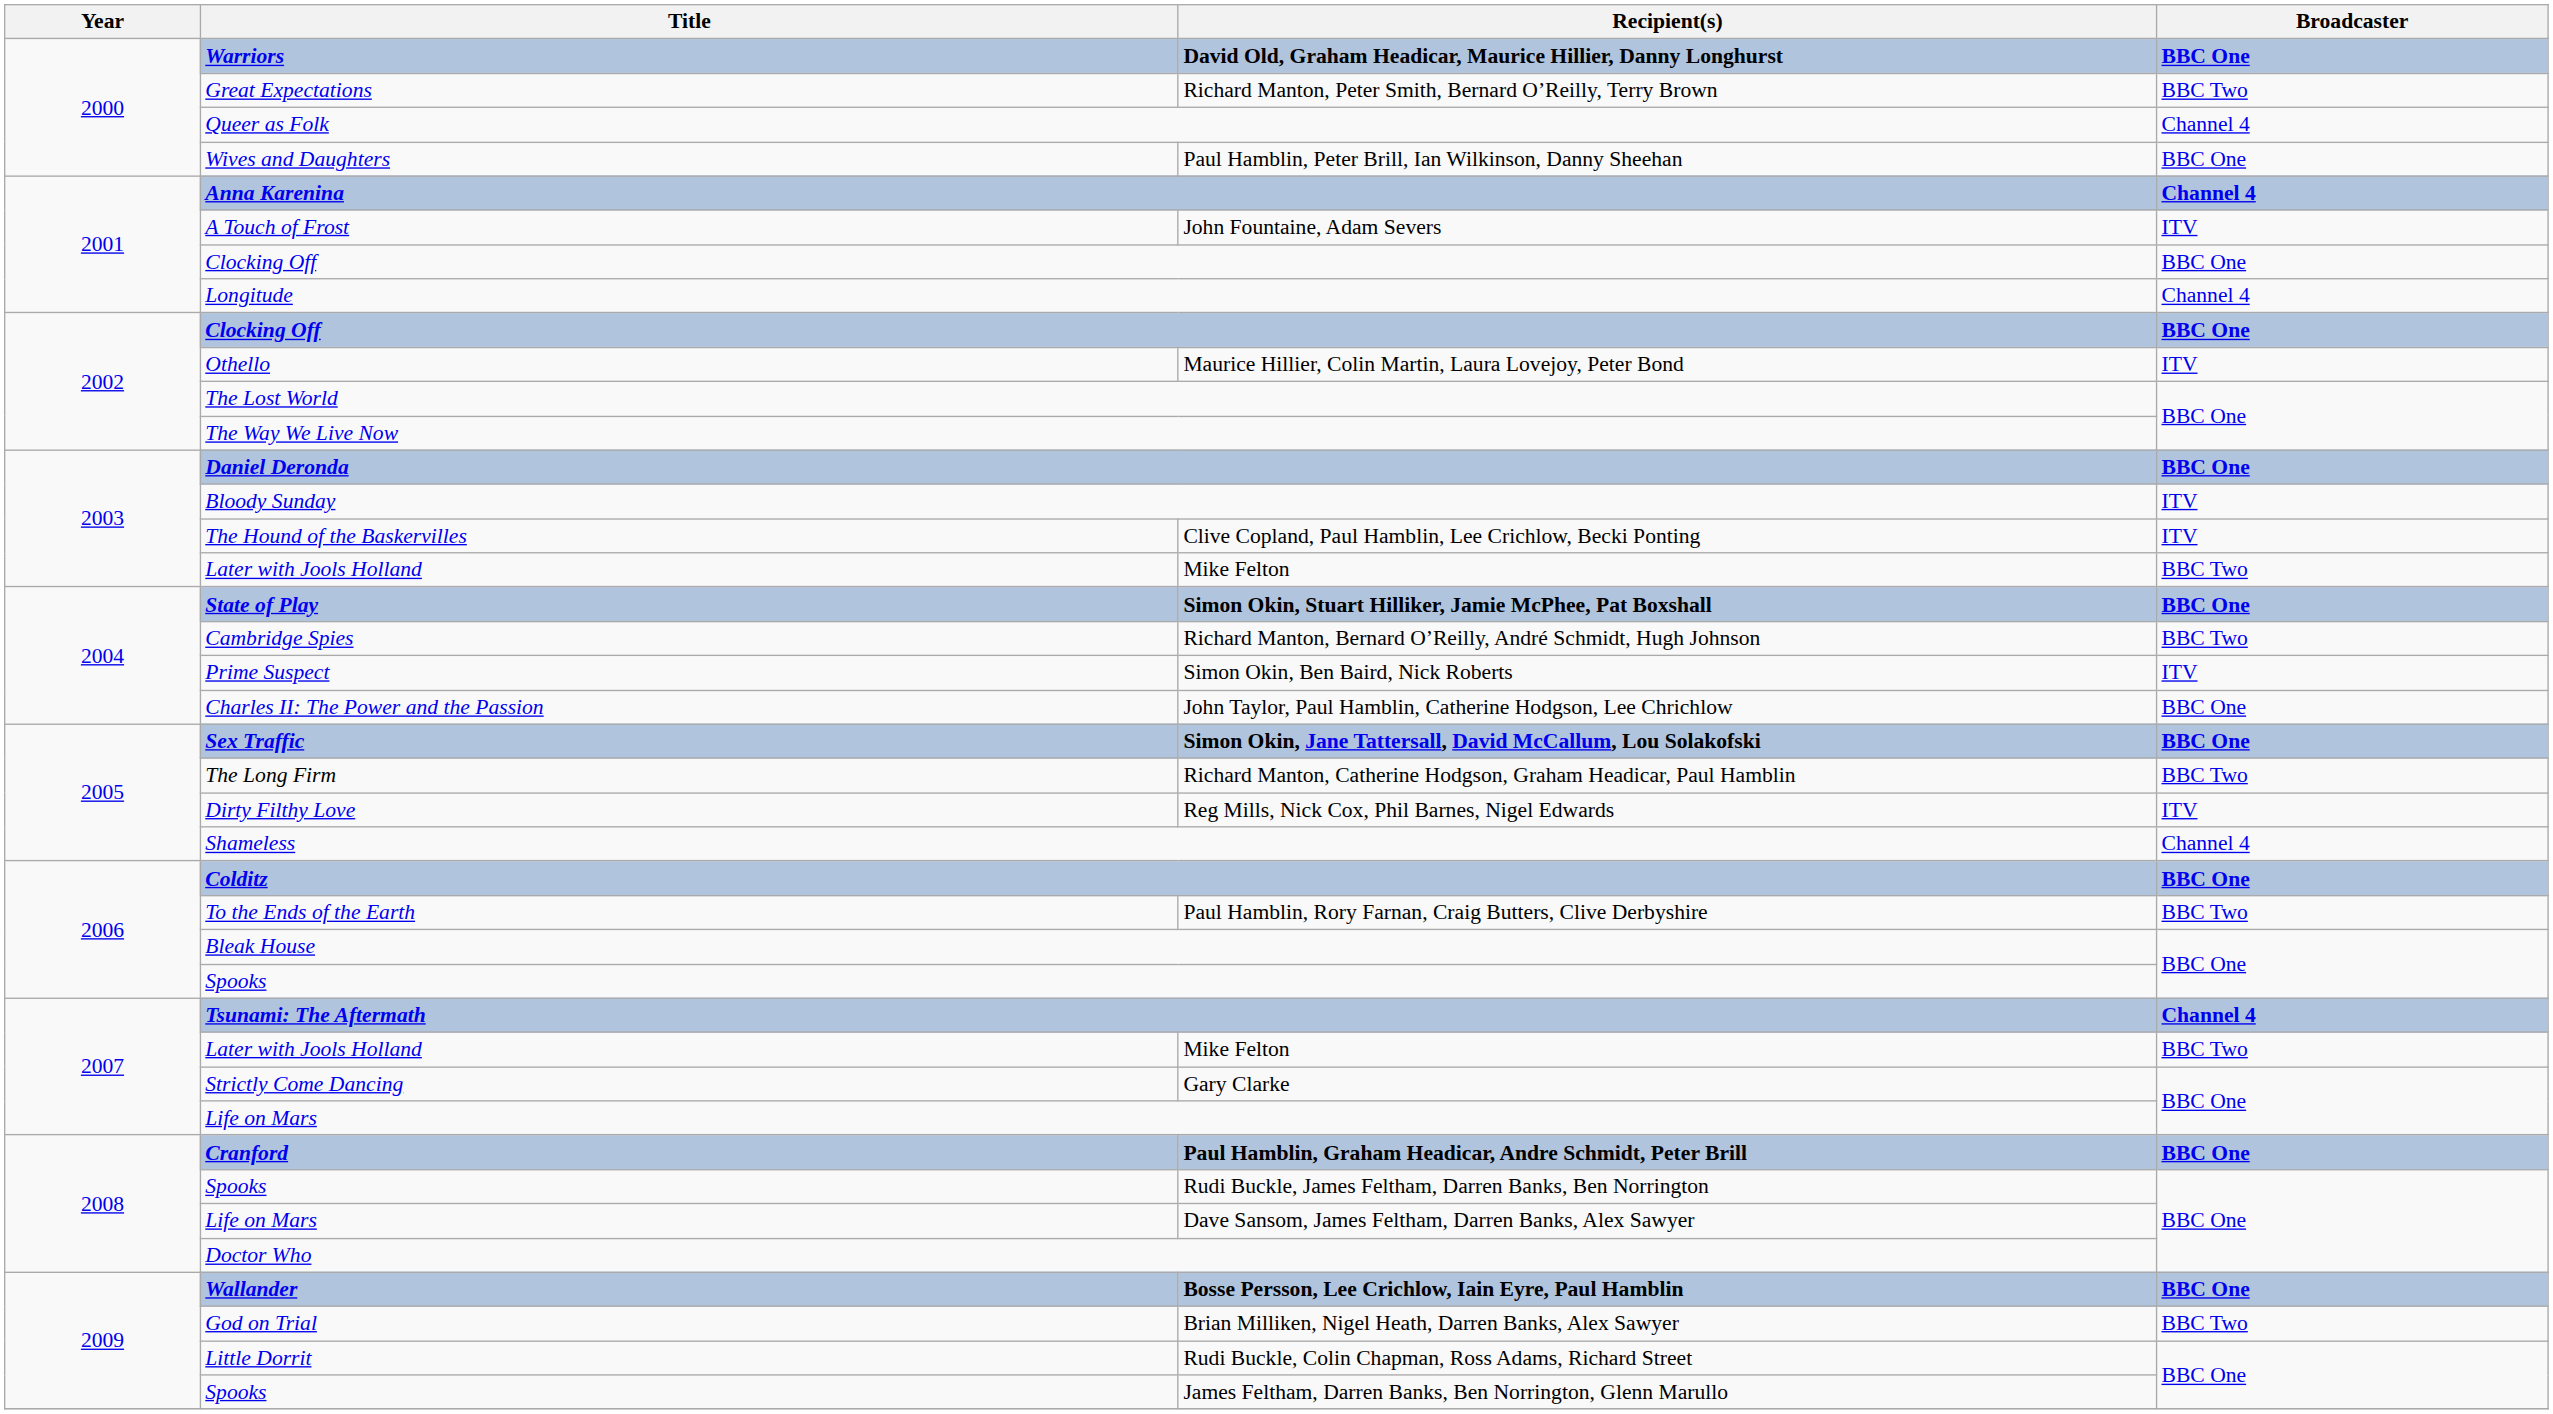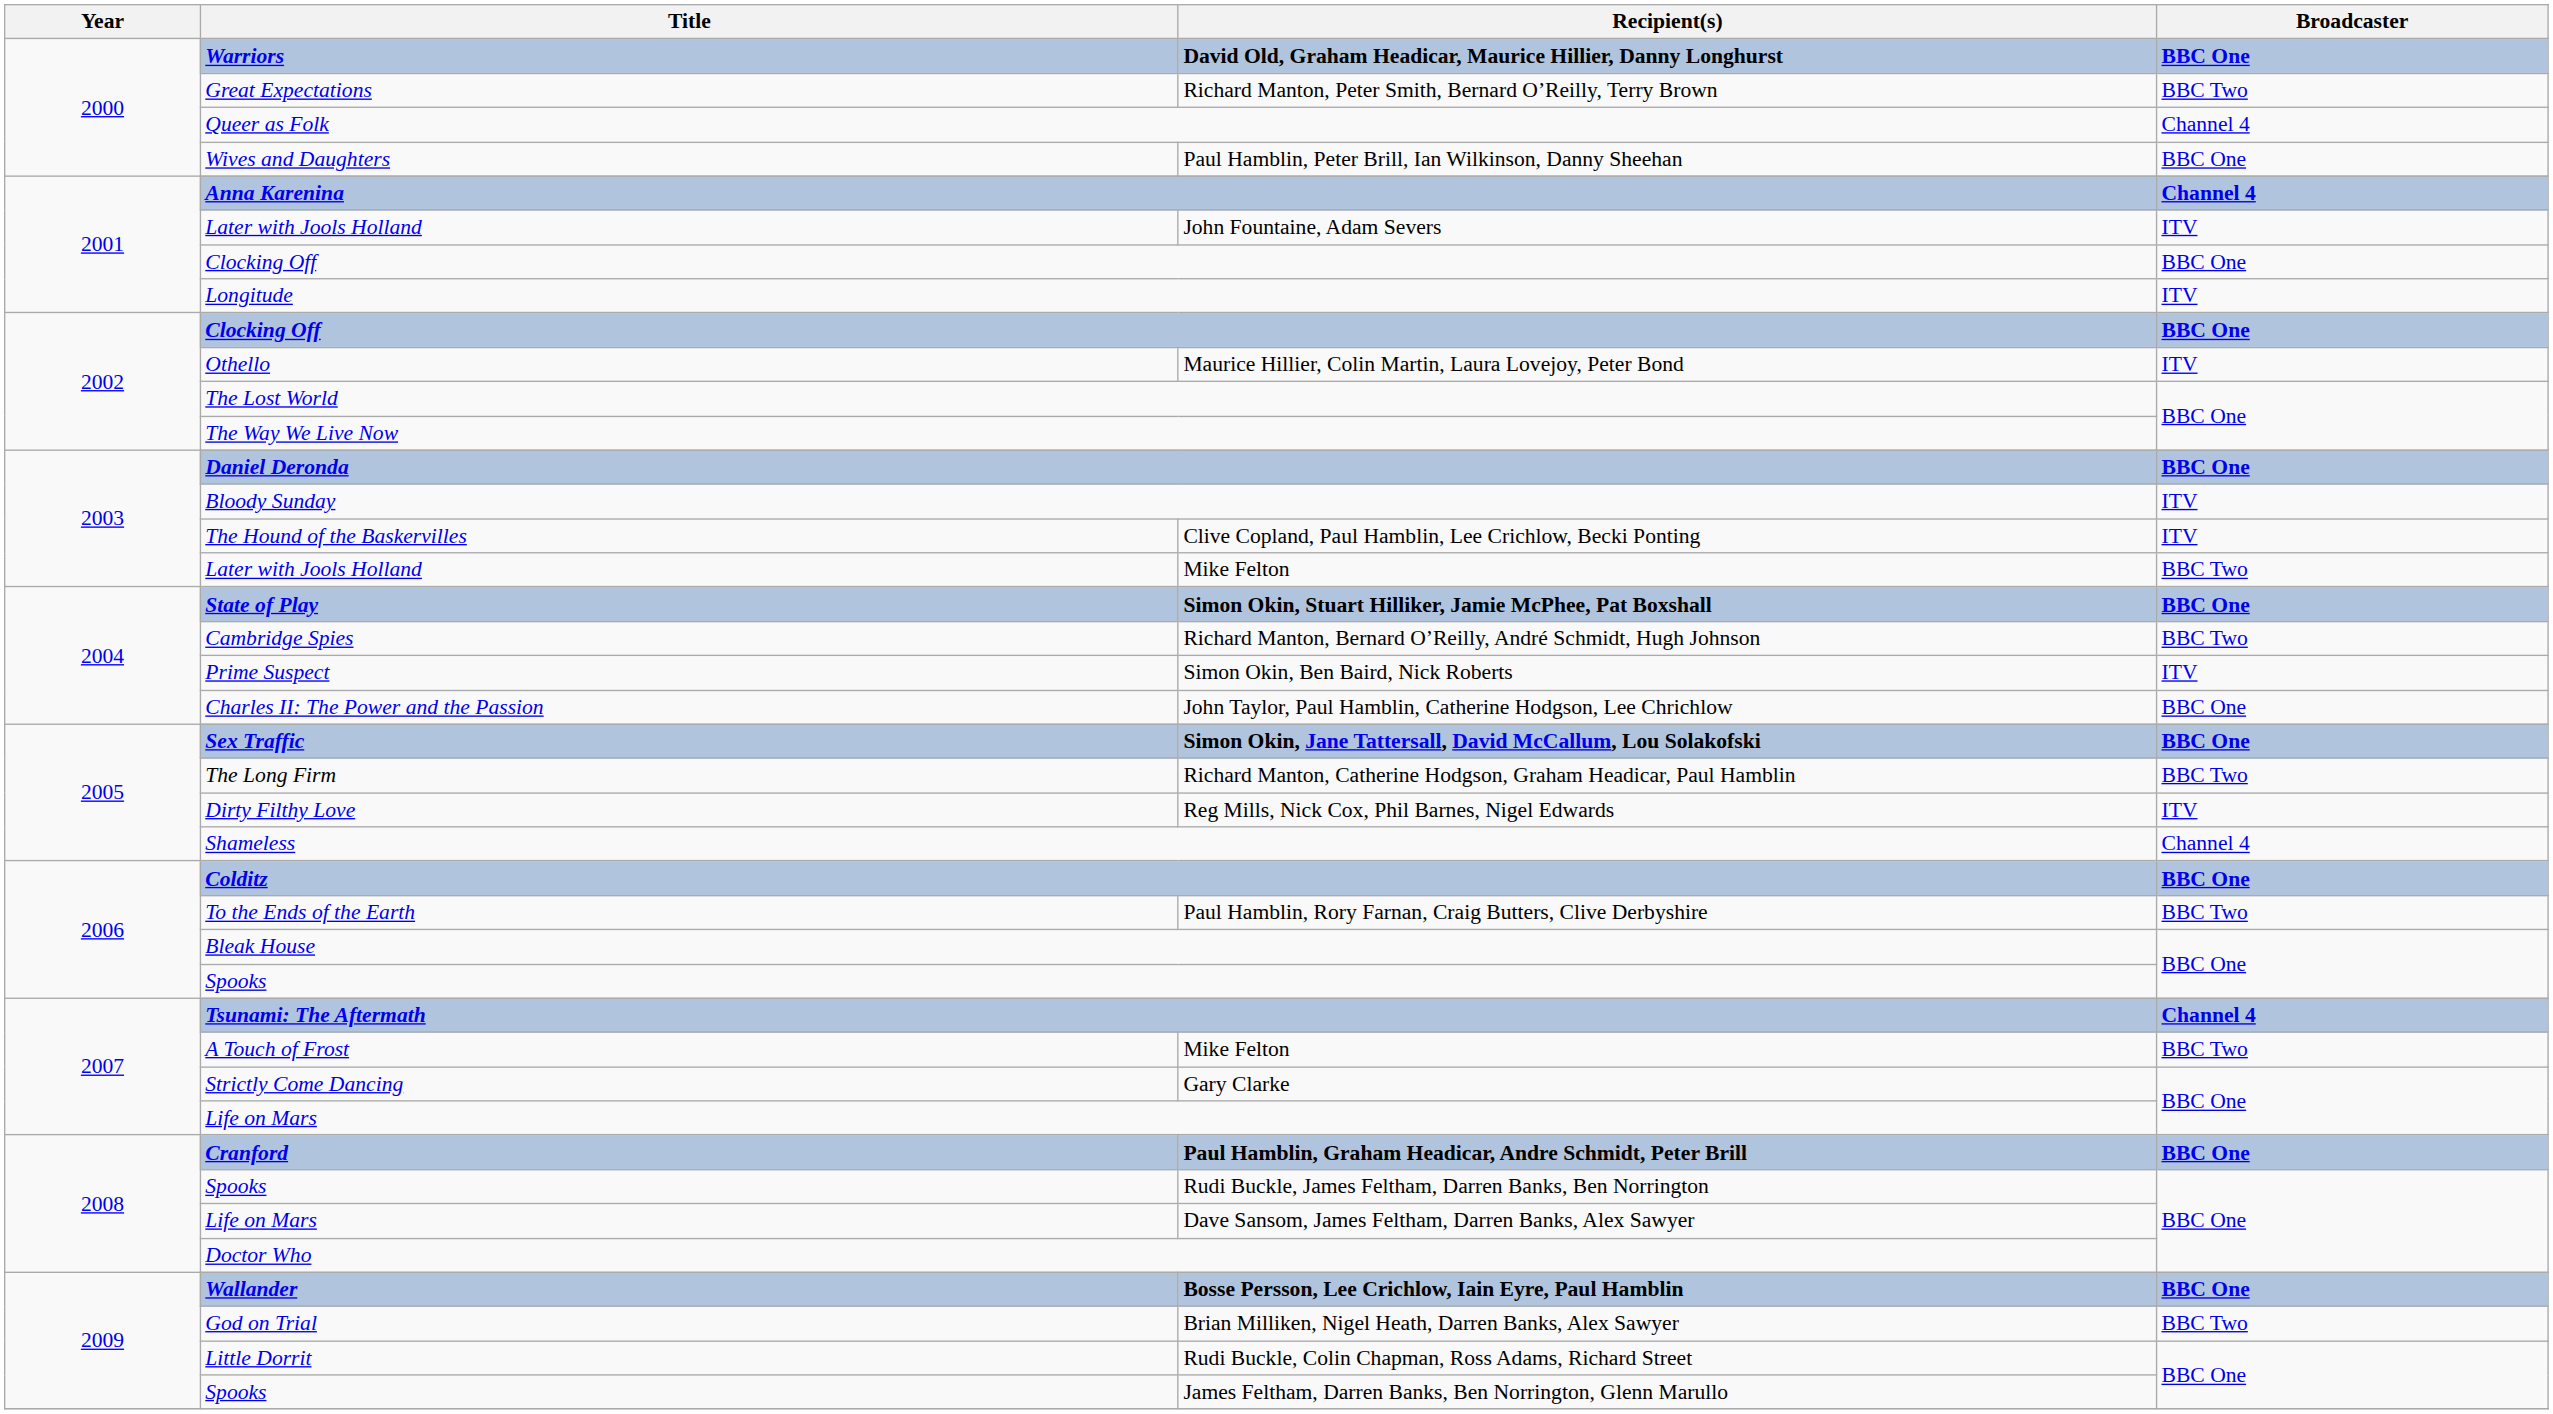(277, 227) A Touch of Frost -> (314, 227) Later with Jools Holland
(2206, 295) Channel 4 -> (2180, 295) ITV
(314, 1049) Later with Jools Holland -> (277, 1049) A Touch of Frost
